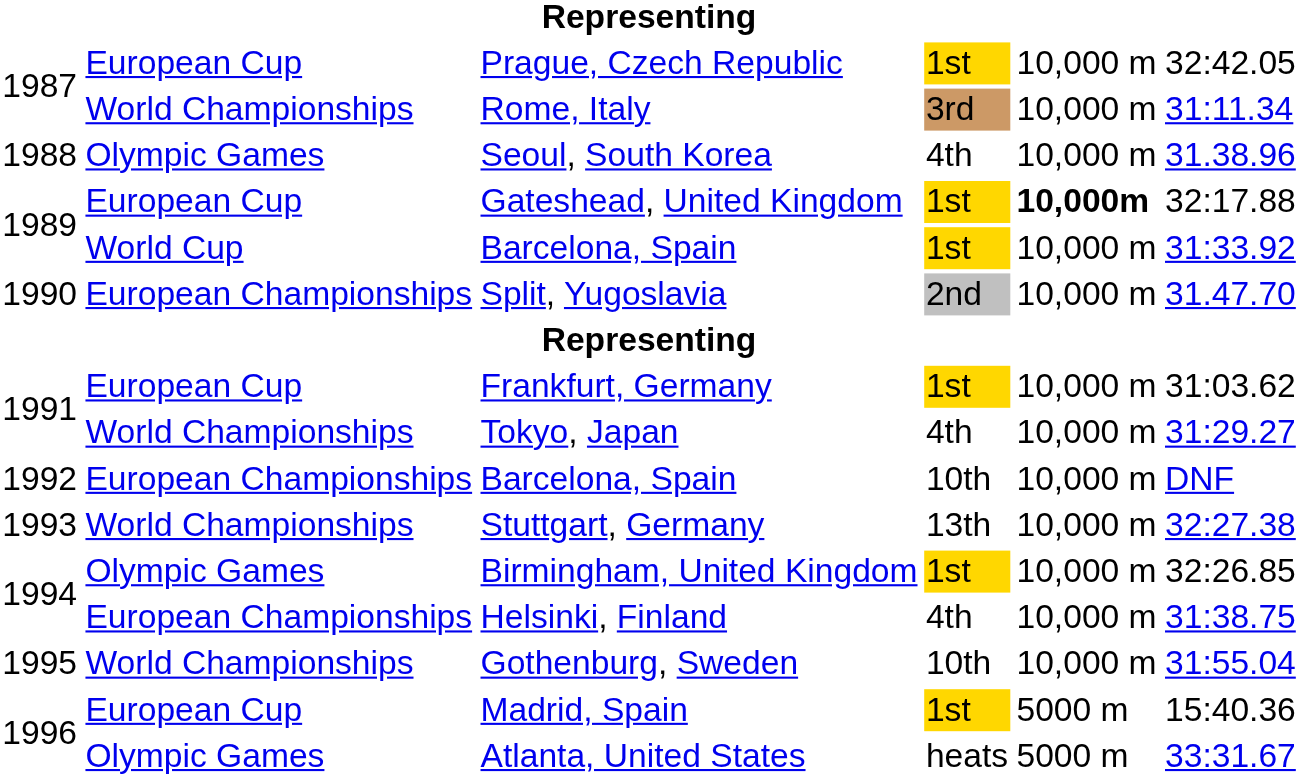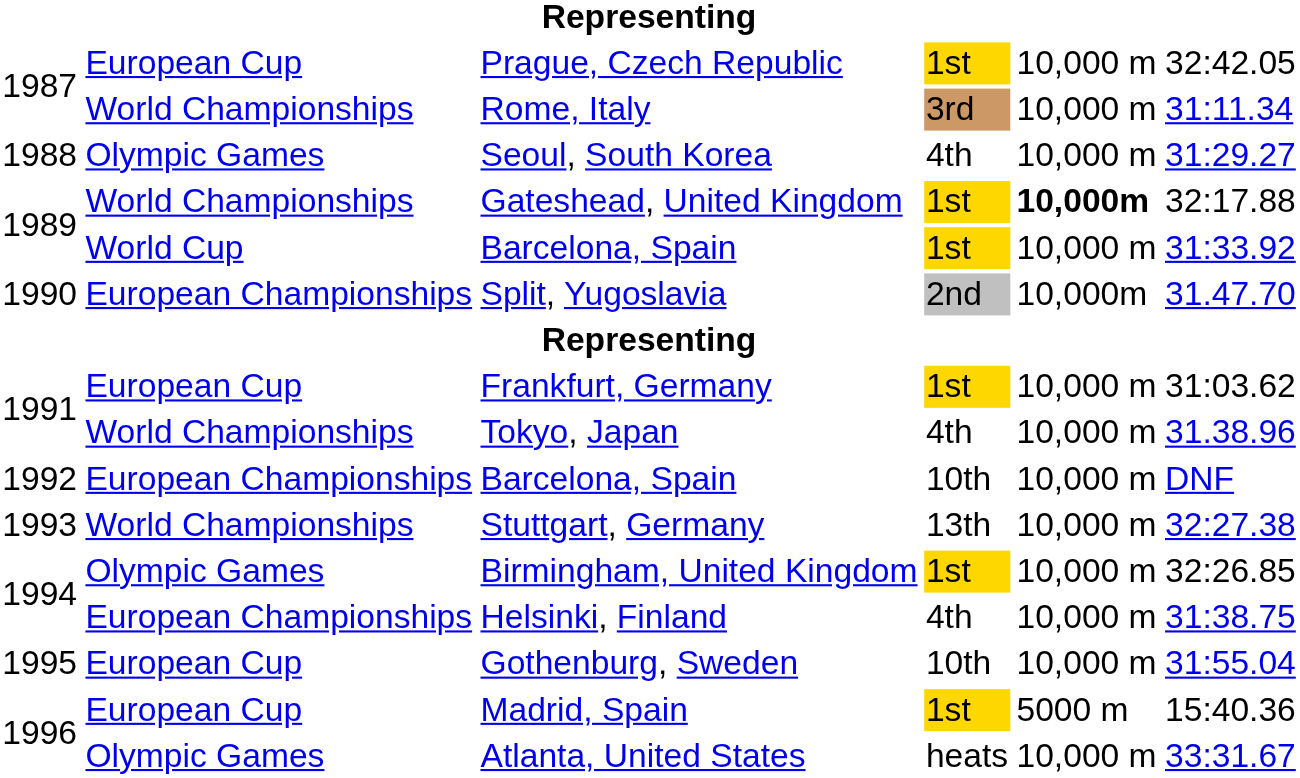(1230, 155) 31.38.96 -> (1230, 155) 31:29.27
(194, 201) European Cup -> (249, 201) World Championships
(1087, 293) 10,000 m -> (1082, 293) 10,000m
(1230, 432) 31:29.27 -> (1230, 432) 31.38.96
(249, 663) World Championships -> (194, 663) European Cup
(1073, 755) 5000 m -> (1087, 755) 10,000 m
